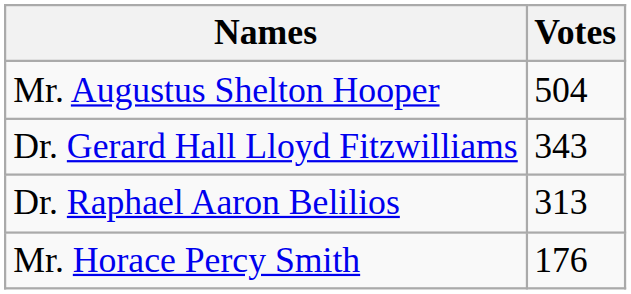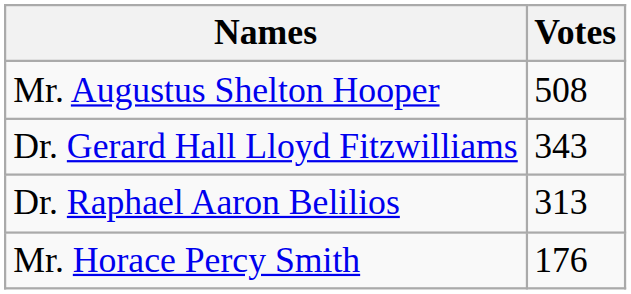(561, 89) 504 -> (561, 89) 508
